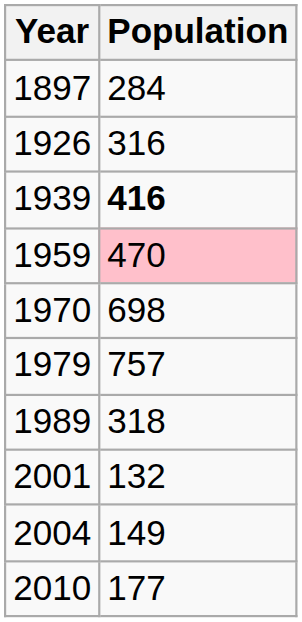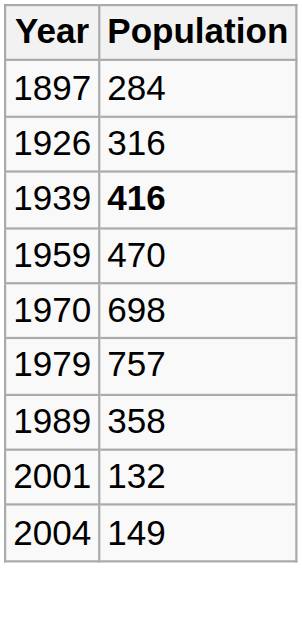(137, 254) pink background -> (137, 254) no background
(137, 421) 318 -> (137, 421) 358
- row: (52, 587)
